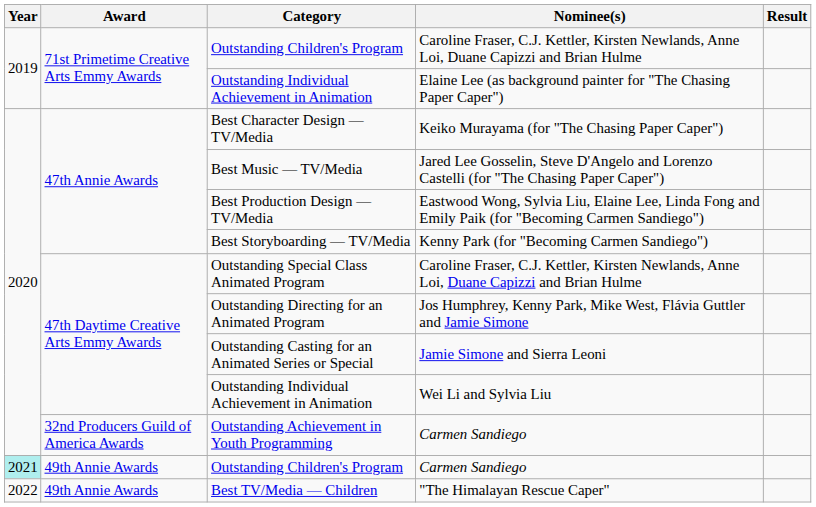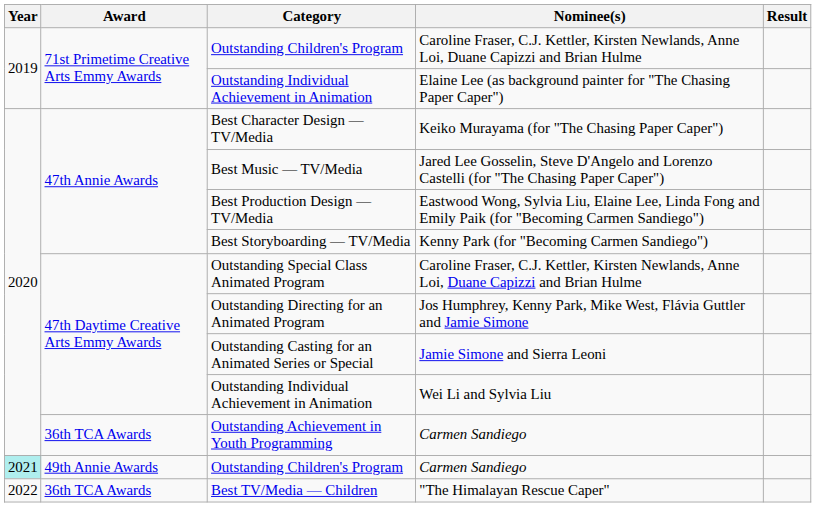(118, 434) 32nd Producers Guild of America Awards -> (98, 434) 36th TCA Awards
(101, 490) 49th Annie Awards -> (98, 490) 36th TCA Awards
